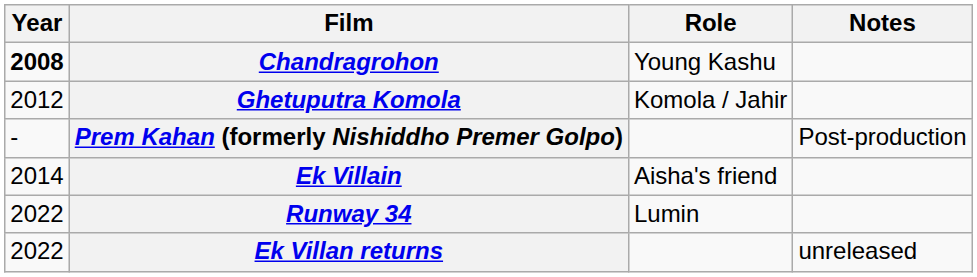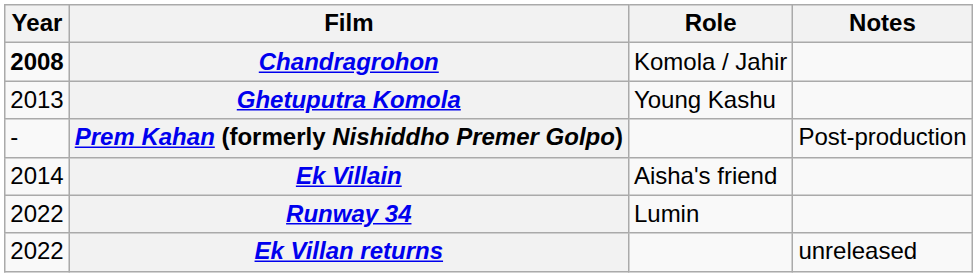(705, 61) Young Kashu -> (711, 61) Komola / Jahir
(37, 99) 2012 -> (37, 99) 2013
(711, 99) Komola / Jahir -> (705, 99) Young Kashu
